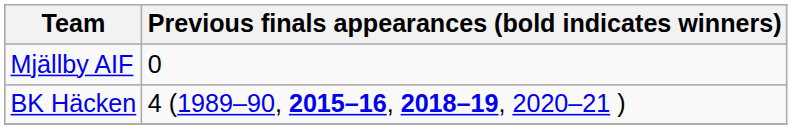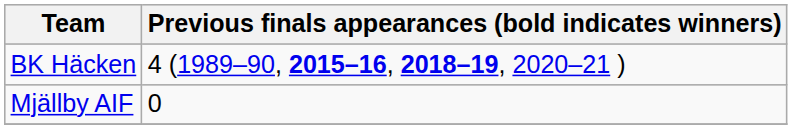rows swapped: (73, 104) <-> (72, 64)
